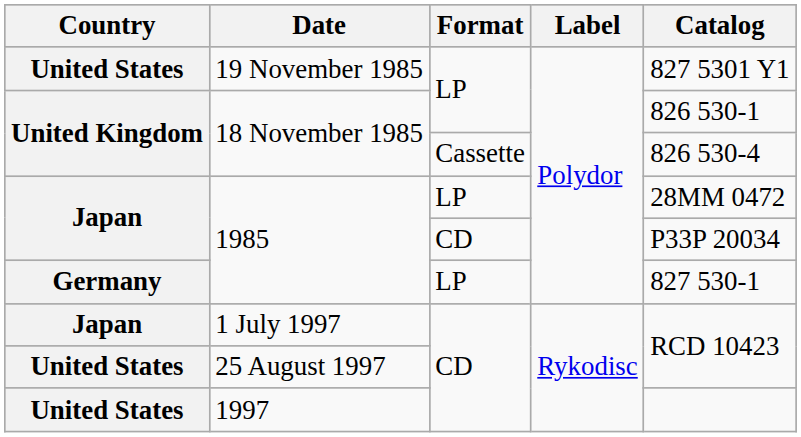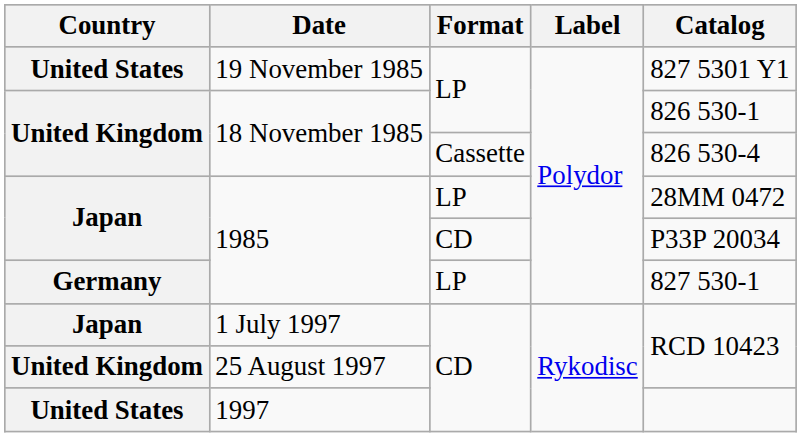(107, 366) United States -> (107, 366) United Kingdom
